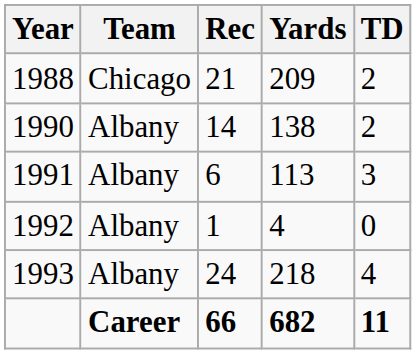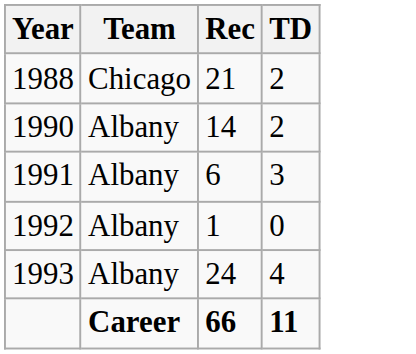- column: (308, 28)
